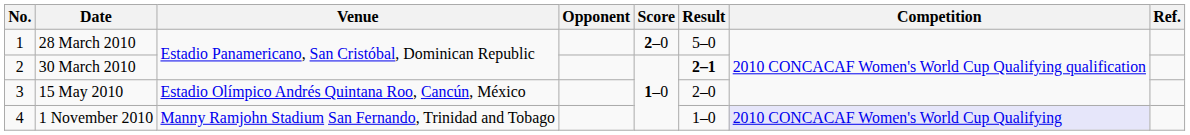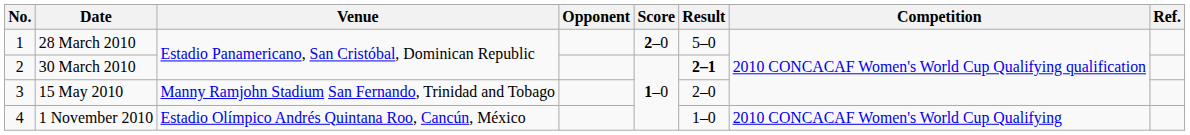(343, 92) Estadio Olímpico Andrés Quintana Roo, Cancún, México -> (358, 92) Manny Ramjohn Stadium San Fernando, Trinidad and Tobago
(358, 117) Manny Ramjohn Stadium San Fernando, Trinidad and Tobago -> (343, 117) Estadio Olímpico Andrés Quintana Roo, Cancún, México
(897, 117) lavender background -> (897, 117) no background
